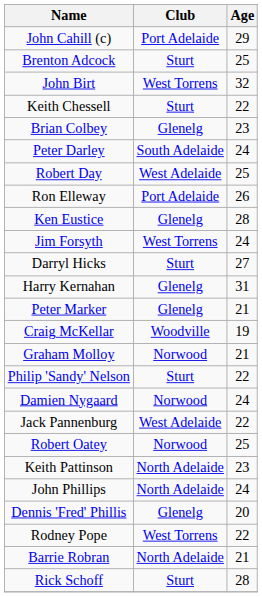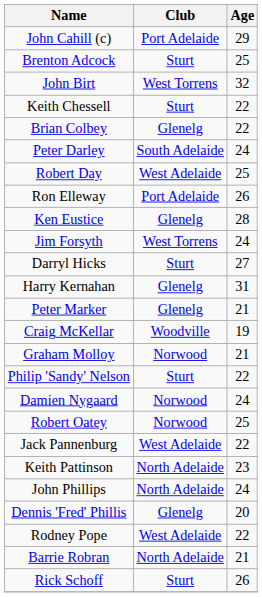(242, 128) 23 -> (242, 128) 22
rows swapped: (69, 444) <-> (69, 422)
(180, 535) West Torrens -> (180, 535) West Adelaide
(242, 580) 28 -> (242, 580) 26
